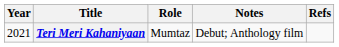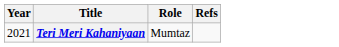- column: (249, 13)
